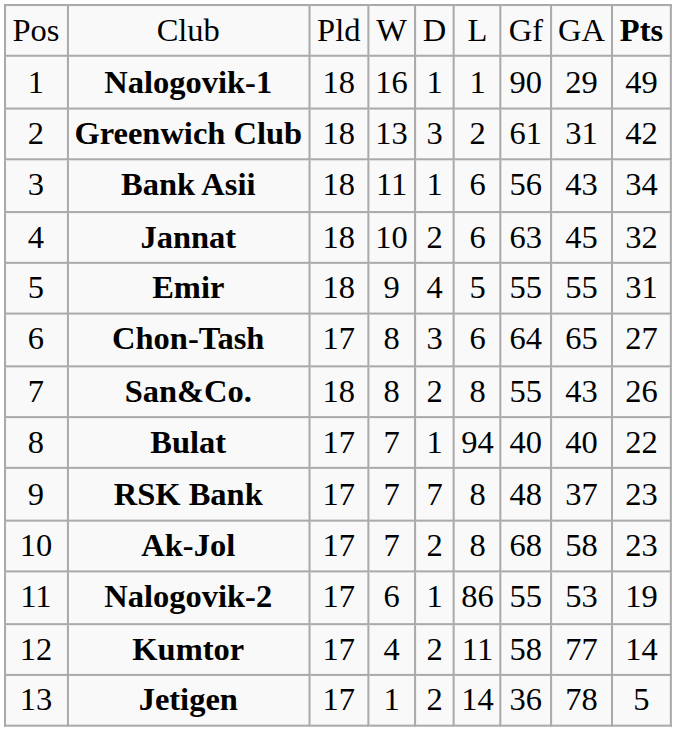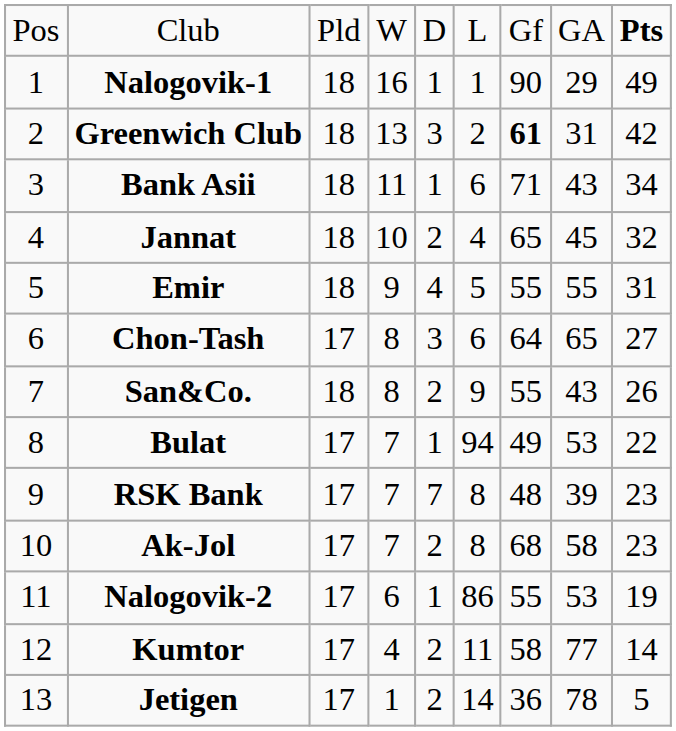(526, 133) normal -> (526, 133) bold
(526, 184) 56 -> (526, 184) 71
(477, 236) 6 -> (477, 236) 4
(526, 236) 63 -> (526, 236) 65
(477, 390) 8 -> (477, 390) 9
(526, 442) 40 -> (526, 442) 49
(581, 442) 40 -> (581, 442) 53
(581, 493) 37 -> (581, 493) 39
